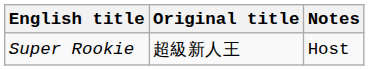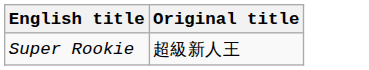- column: (334, 19)
